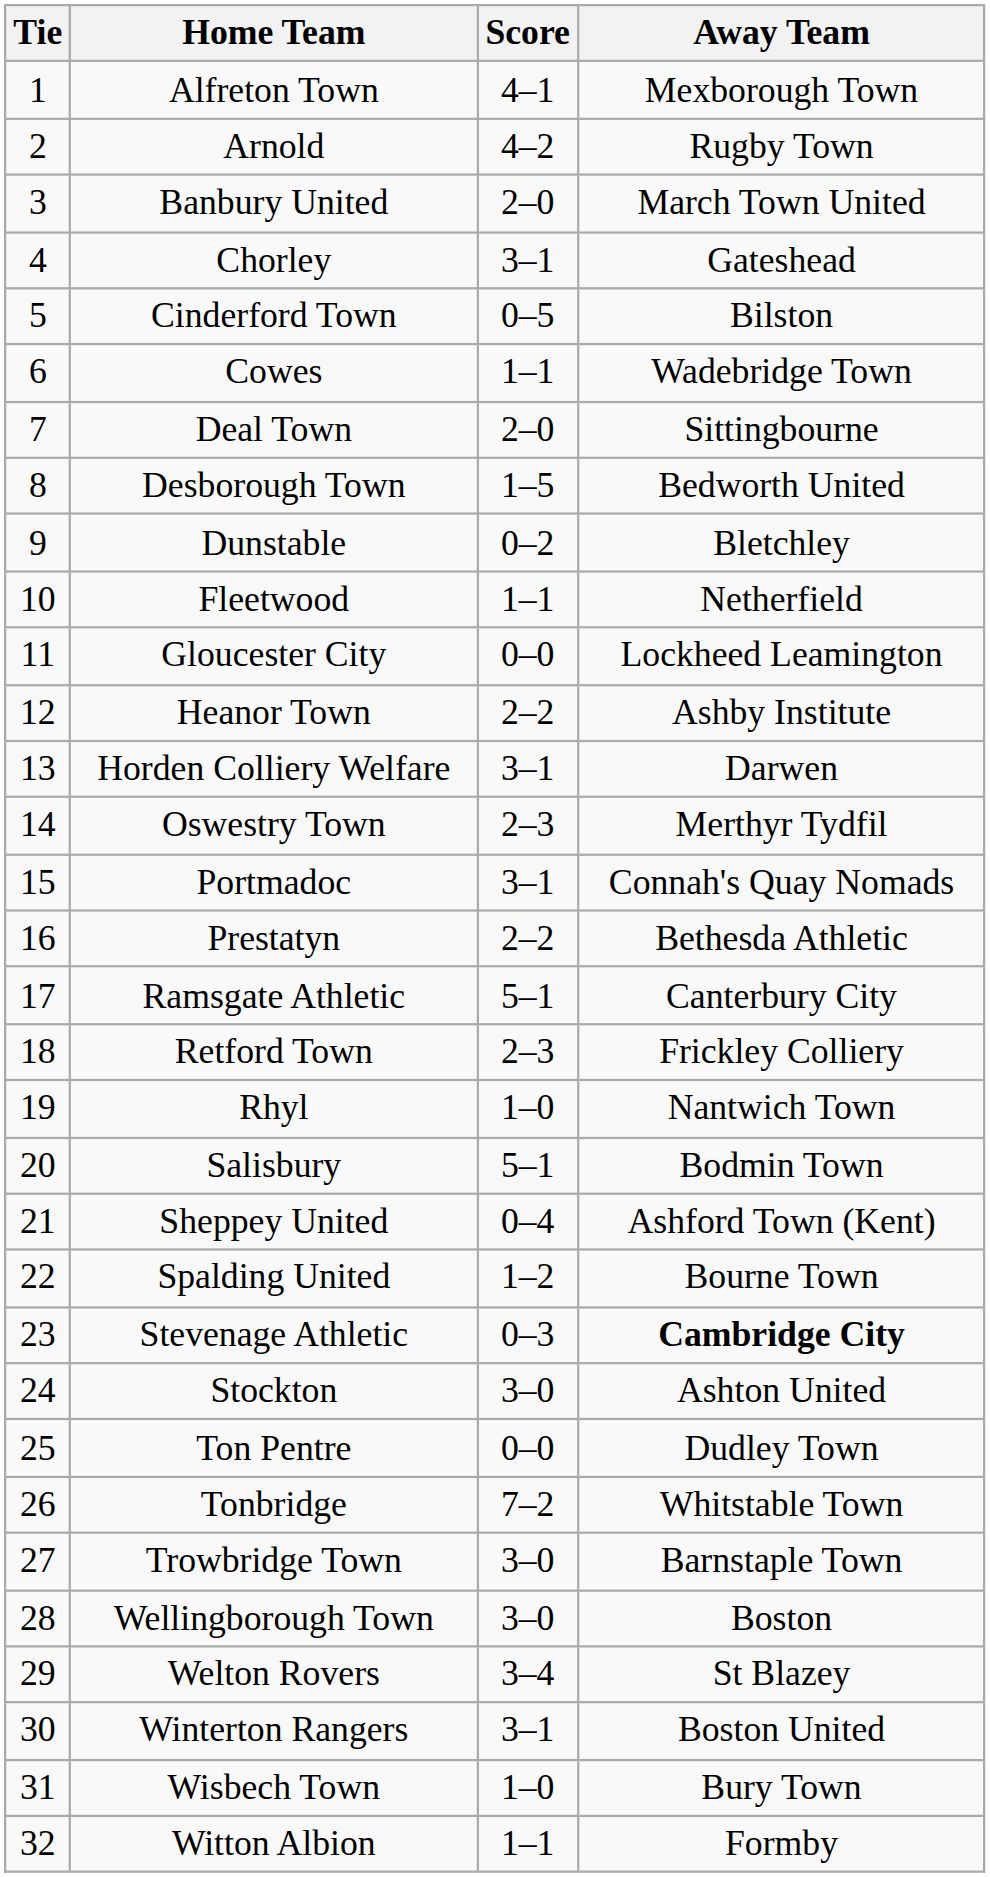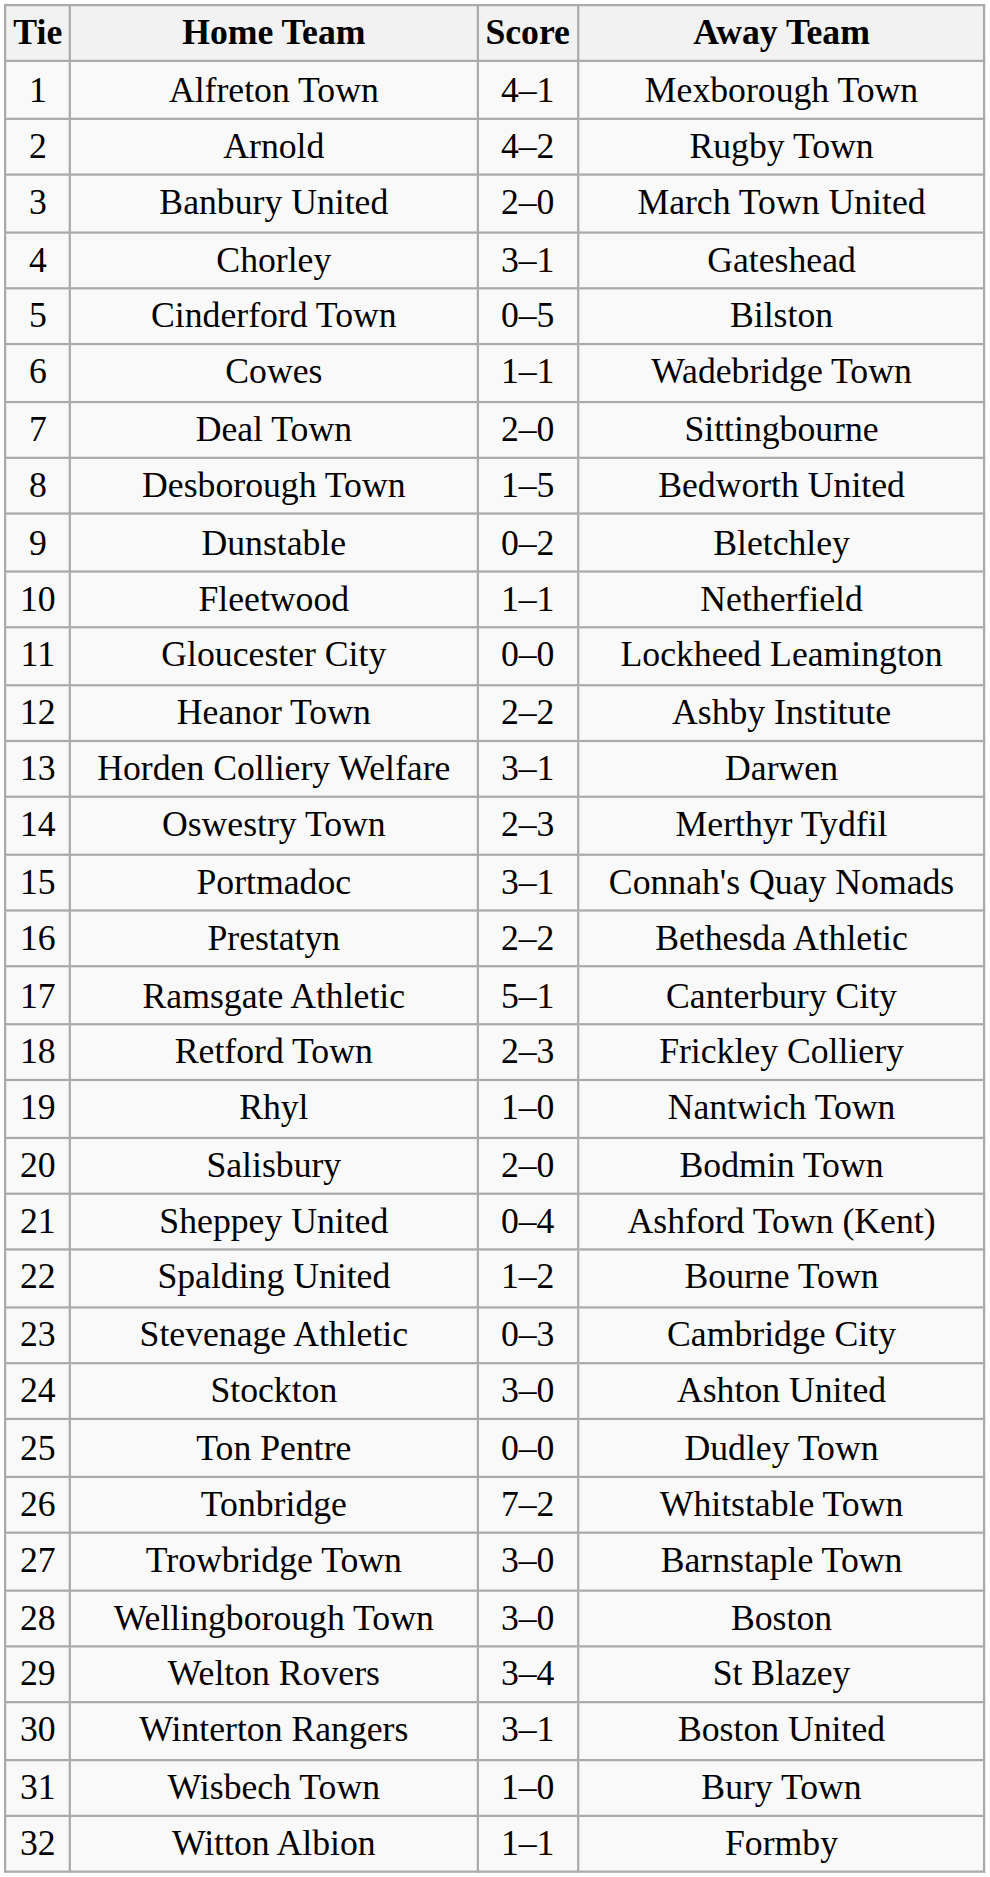(528, 1164) 5–1 -> (528, 1164) 2–0
(782, 1334) bold -> (782, 1334) normal
